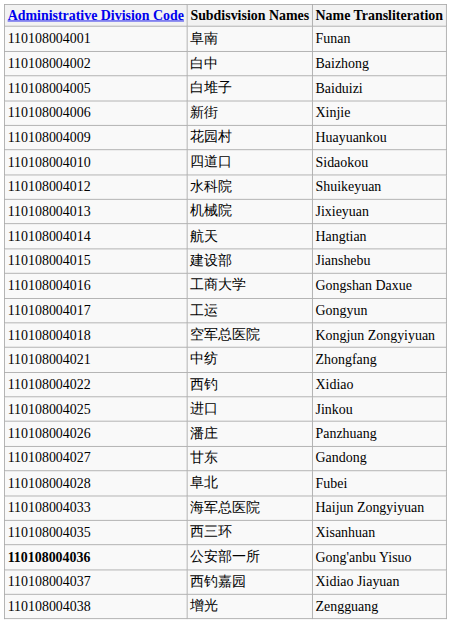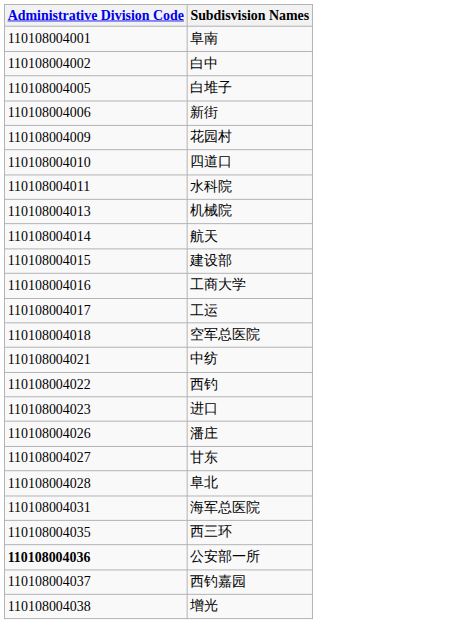- column: (379, 15)
(49, 187) 110108004012 -> (49, 187) 110108004011
(49, 409) 110108004025 -> (49, 409) 110108004023
(49, 507) 110108004033 -> (49, 507) 110108004031
